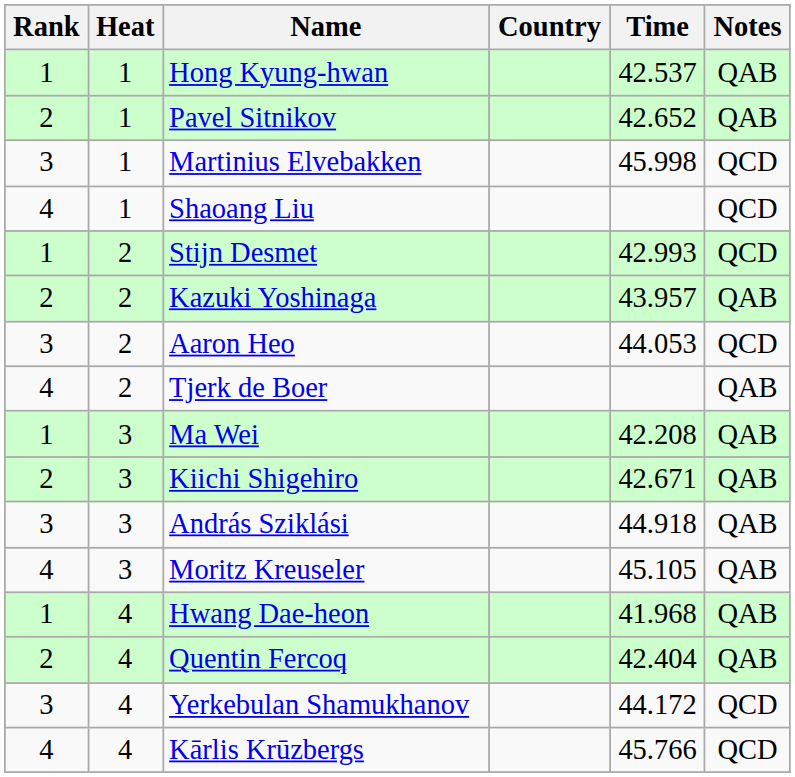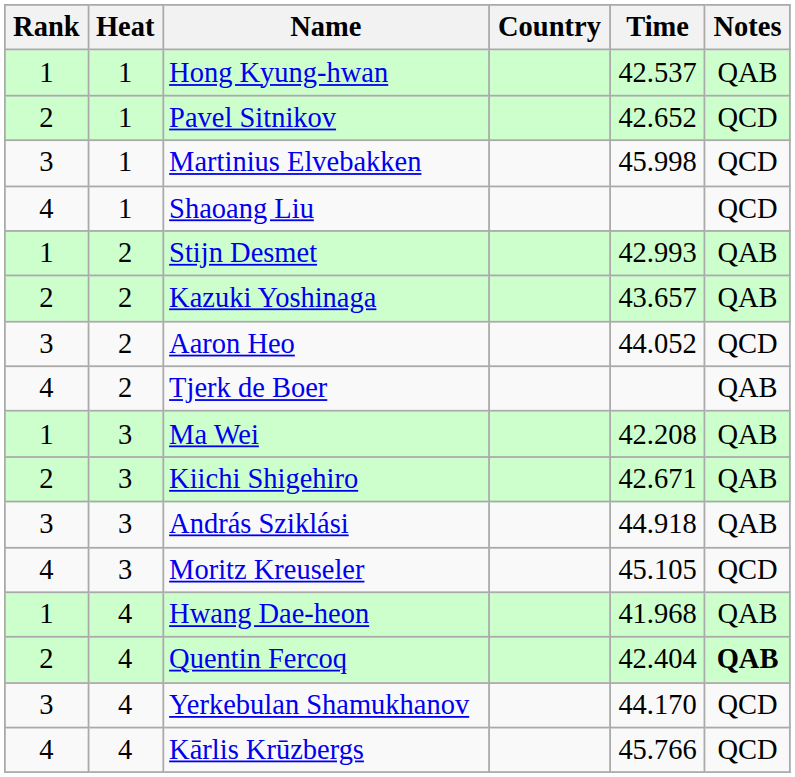(748, 117) QAB -> (748, 117) QCD
(748, 252) QCD -> (748, 252) QAB
(658, 298) 43.957 -> (658, 298) 43.657
(658, 343) 44.053 -> (658, 343) 44.052
(748, 569) QAB -> (748, 569) QCD
(748, 659) normal -> (748, 659) bold
(658, 704) 44.172 -> (658, 704) 44.170
